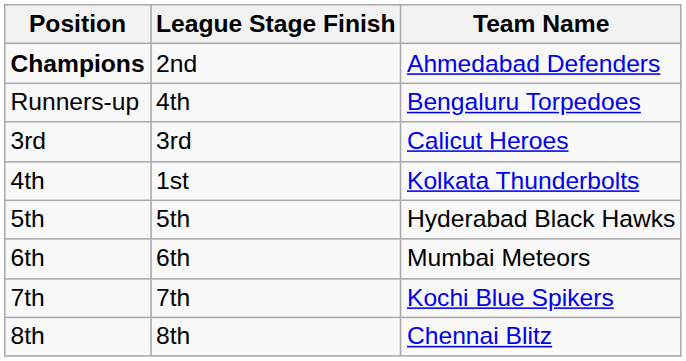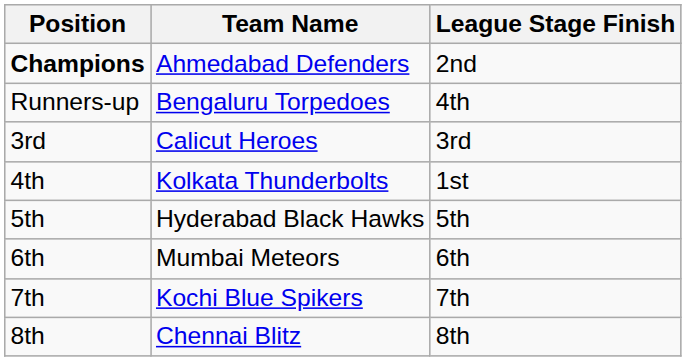columns swapped: (541, 24) <-> (276, 24)
